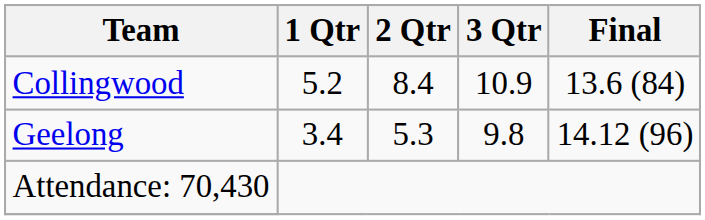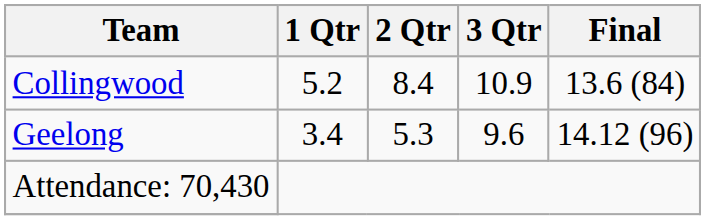(504, 134) 9.8 -> (504, 134) 9.6
